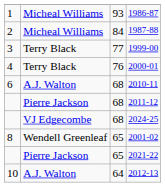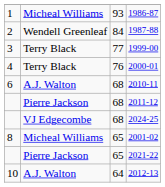(63, 31) Micheal Williams -> (65, 31) Wendell Greenleaf
(65, 137) Wendell Greenleaf -> (63, 137) Micheal Williams
